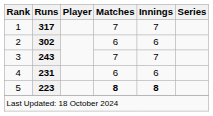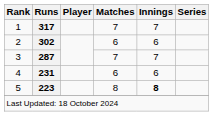(46, 57) 243 -> (46, 57) 287
(115, 88) bold -> (115, 88) normal
